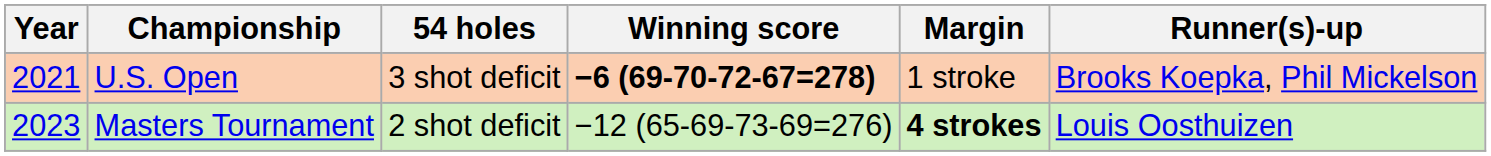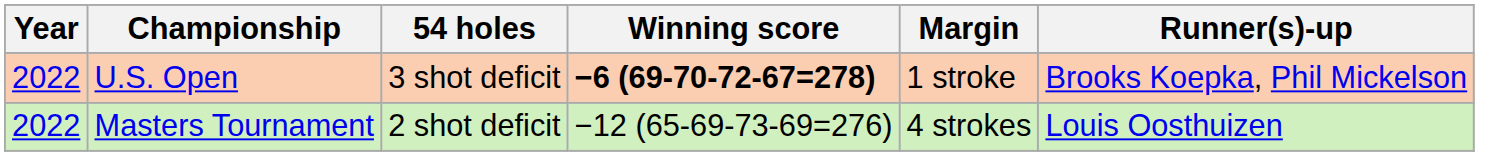(46, 77) 2021 -> (46, 77) 2022
(46, 126) 2023 -> (46, 126) 2022
(974, 126) bold -> (969, 126) normal
